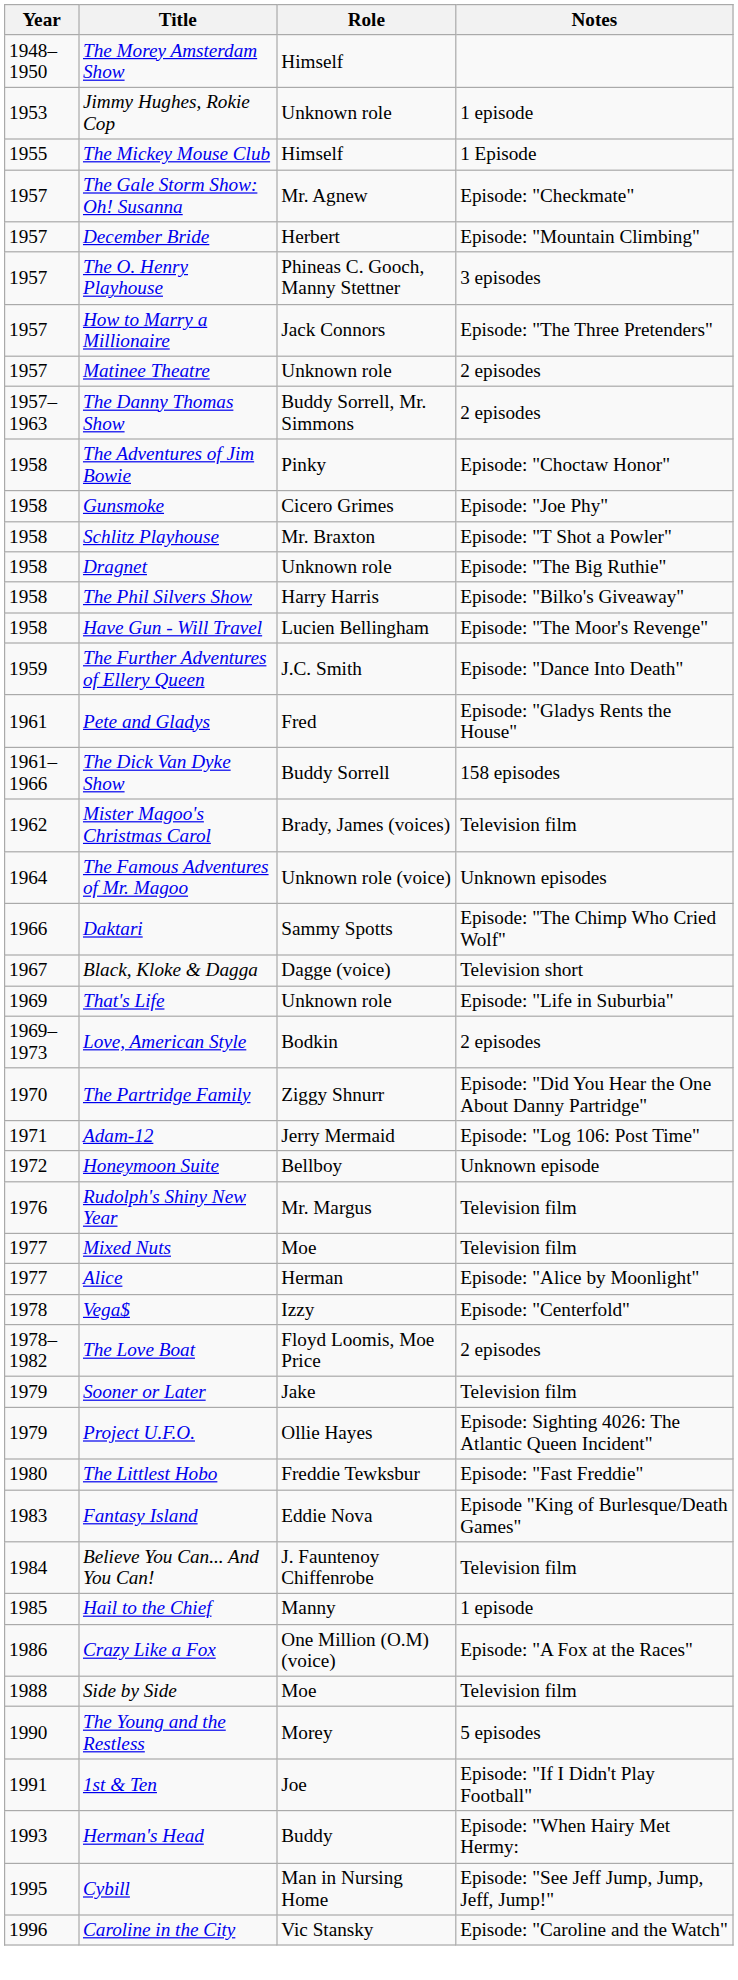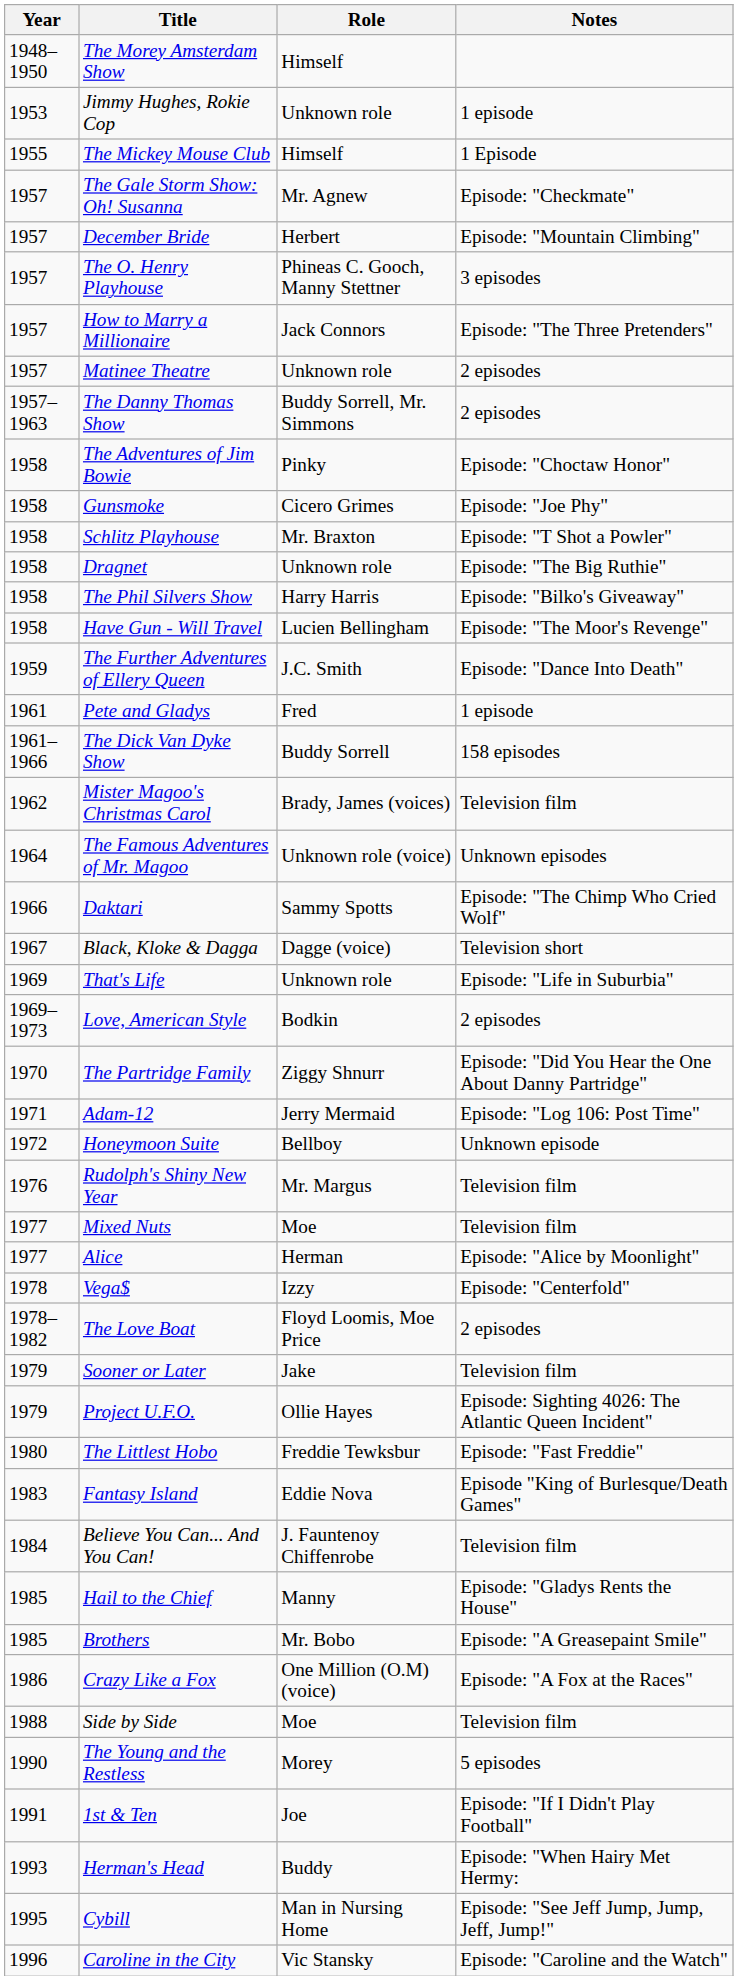(566, 720) Episode: "Gladys Rents the House" -> (497, 710) 1 episode
(497, 1608) 1 episode -> (566, 1598) Episode: "Gladys Rents the House"
+ row: (116, 1639)
